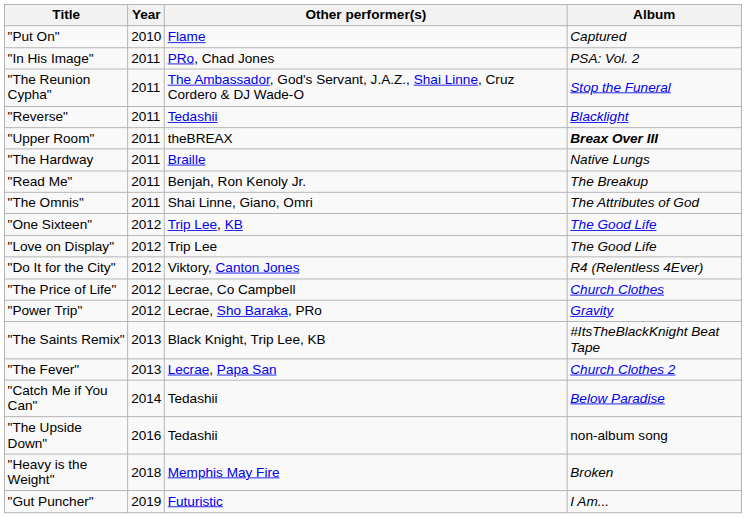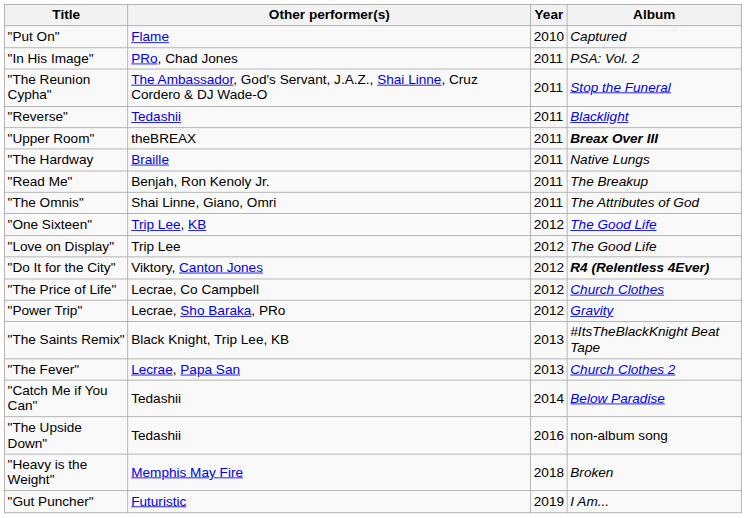columns swapped: (146, 15) <-> (366, 15)
(637, 267) normal -> (640, 267) bold
